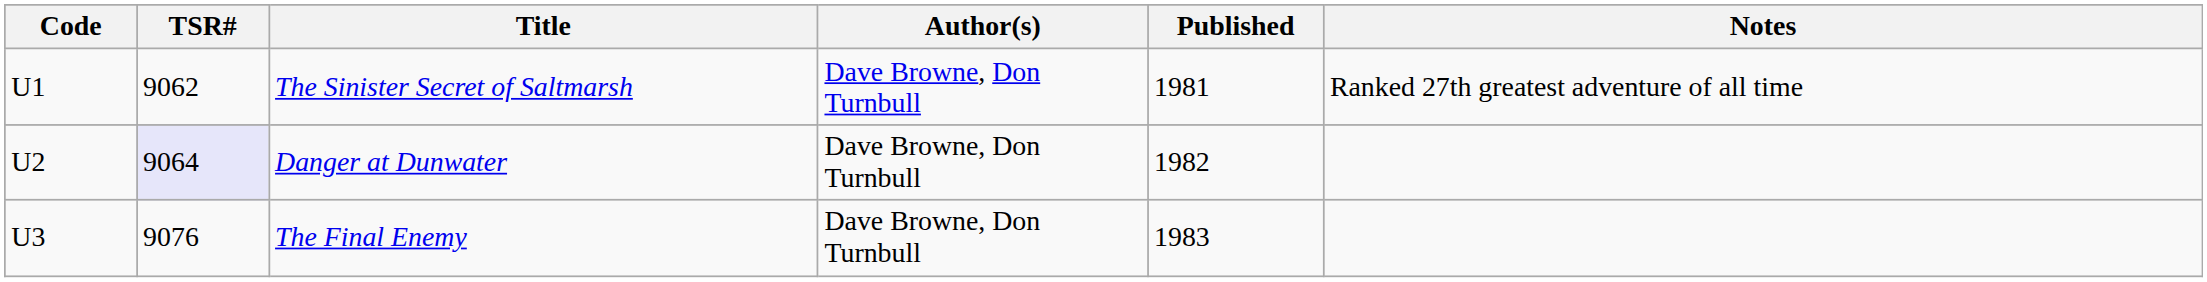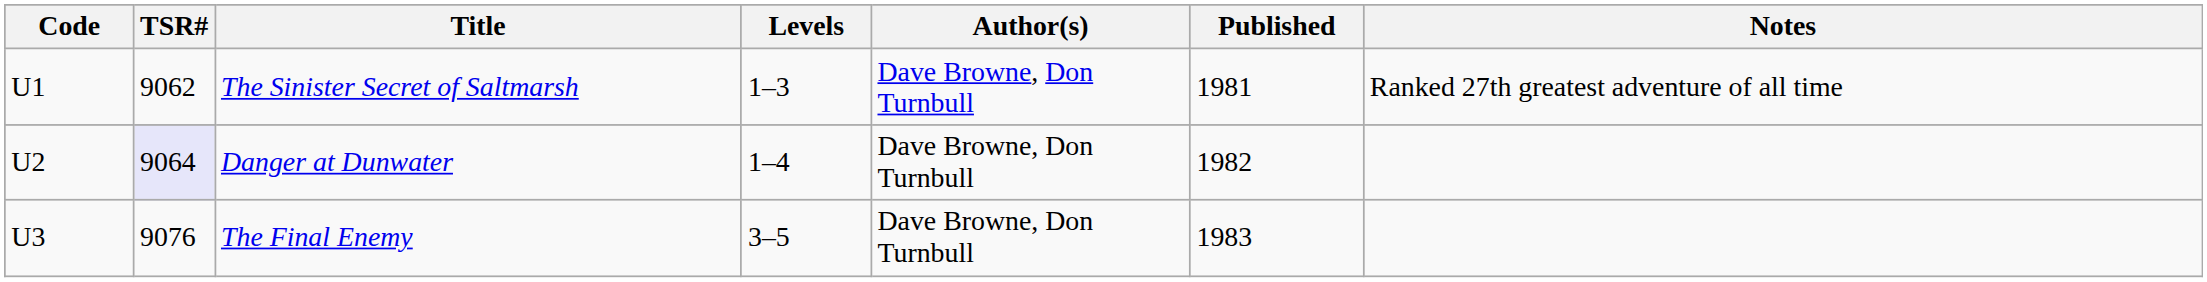+ column: (806, 26)
